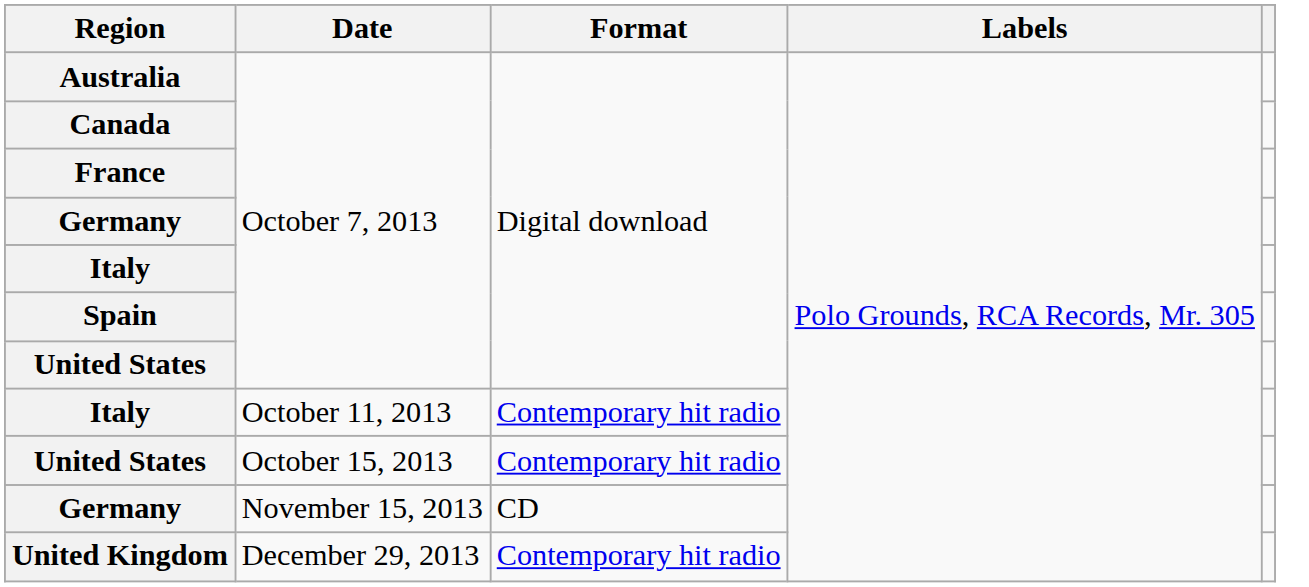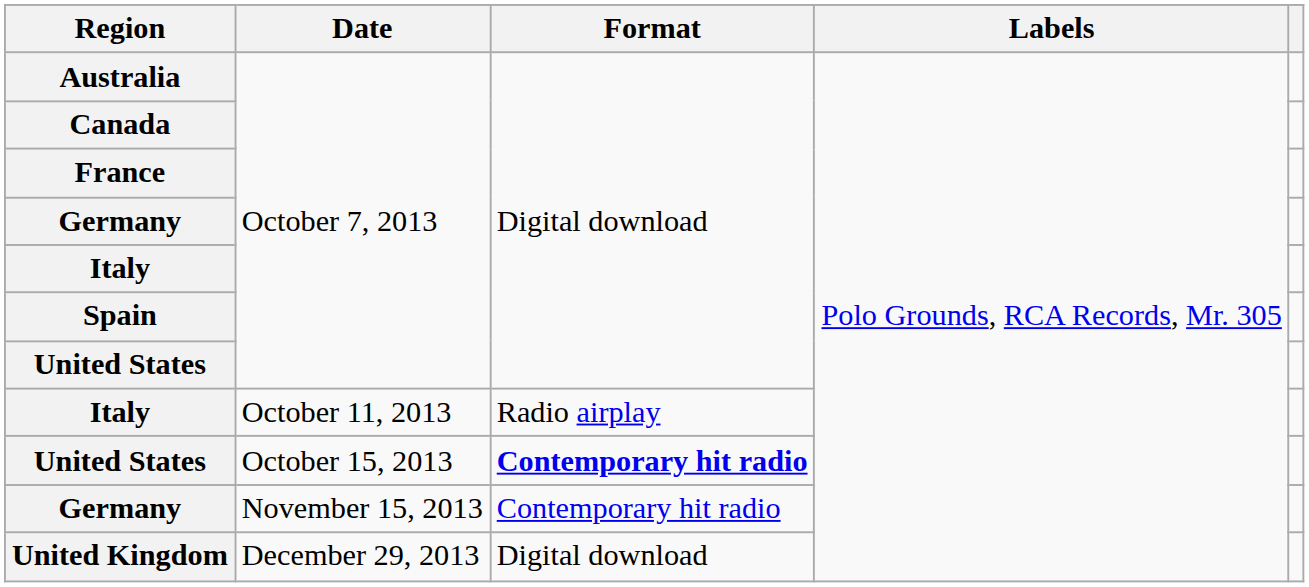(639, 412) Contemporary hit radio -> (579, 412) Radio airplay
(639, 460) normal -> (652, 460) bold
(518, 508) CD -> (639, 508) Contemporary hit radio
(639, 556) Contemporary hit radio -> (602, 556) Digital download
